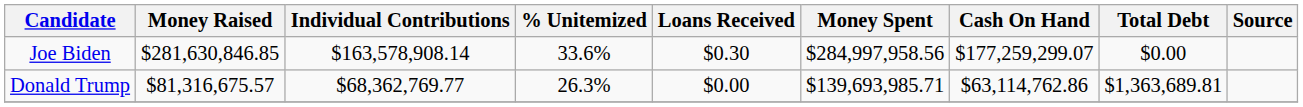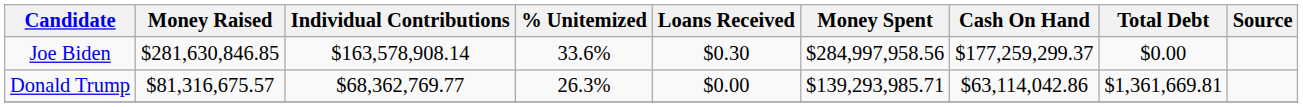(1024, 53) $177,259,299.07 -> (1024, 53) $177,259,299.37
(875, 85) $139,693,985.71 -> (875, 85) $139,293,985.71
(1024, 85) $63,114,762.86 -> (1024, 85) $63,114,042.86
(1163, 85) $1,363,689.81 -> (1163, 85) $1,361,669.81
